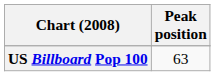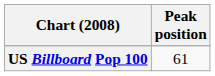(181, 58) 63 -> (181, 58) 61
